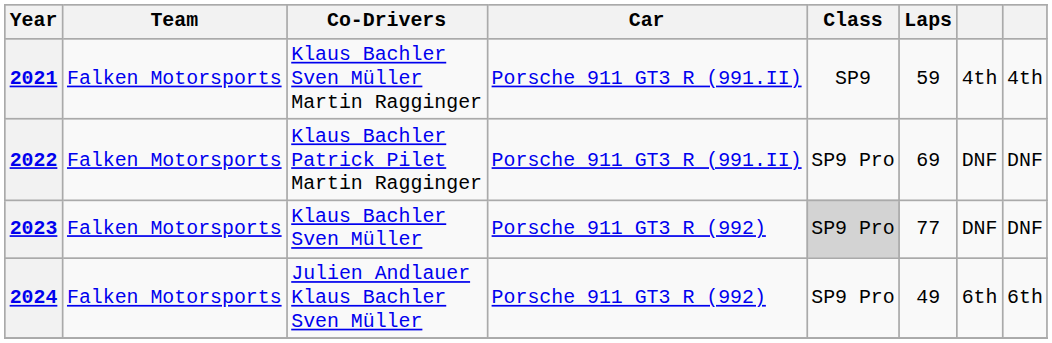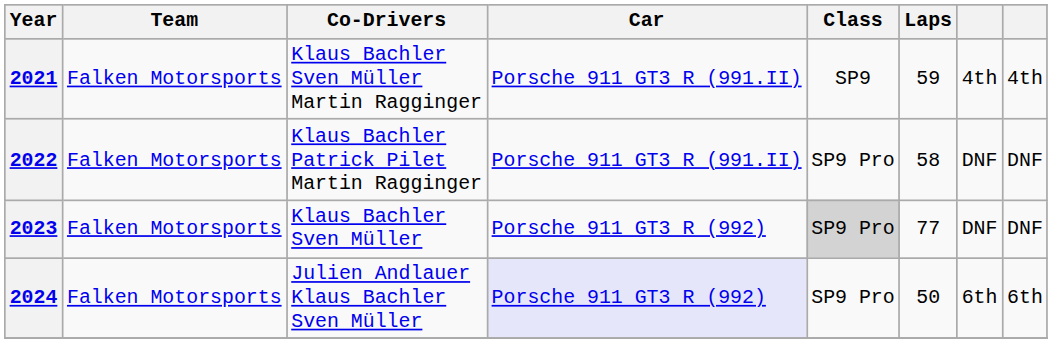(928, 159) 69 -> (928, 159) 58
(629, 298) no background -> (629, 298) lavender background
(928, 298) 49 -> (928, 298) 50
